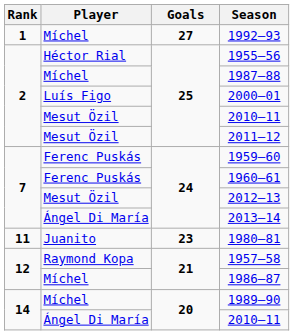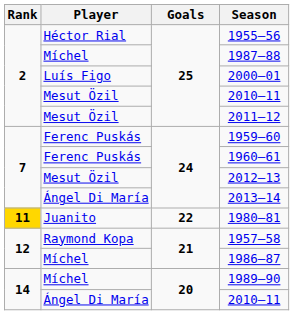- row: (66, 35)
(22, 238) no background -> (22, 218) gold background
(186, 238) 23 -> (186, 218) 22
